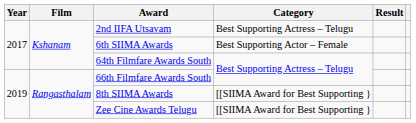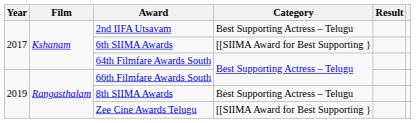(282, 45) Best Supporting Actor – Female -> (293, 45) [[SIIMA Award for Best Supporting }
(293, 93) [[SIIMA Award for Best Supporting } -> (285, 93) Best Supporting Actress – Telugu
